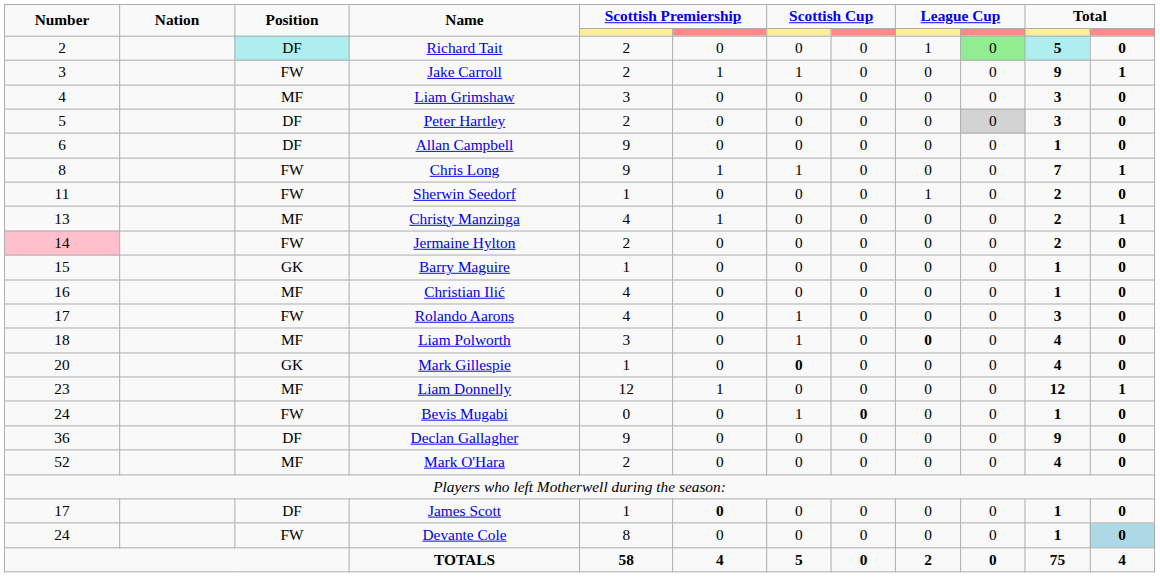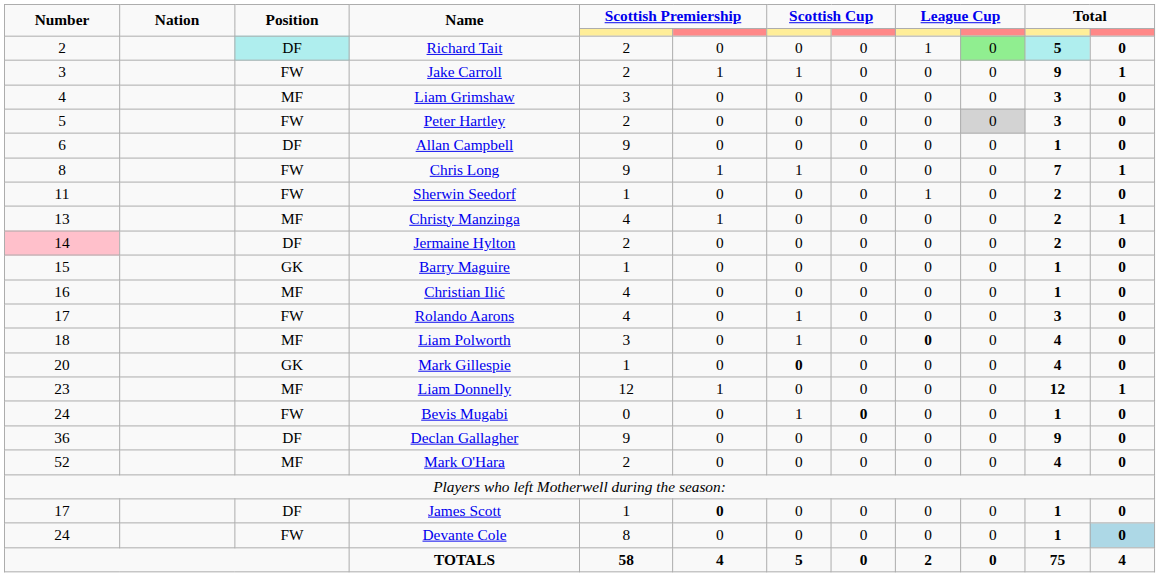(292, 121) DF -> (292, 121) FW
(292, 242) FW -> (292, 242) DF
